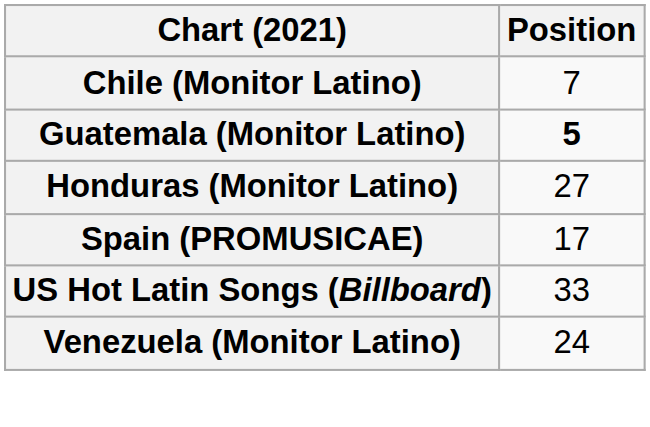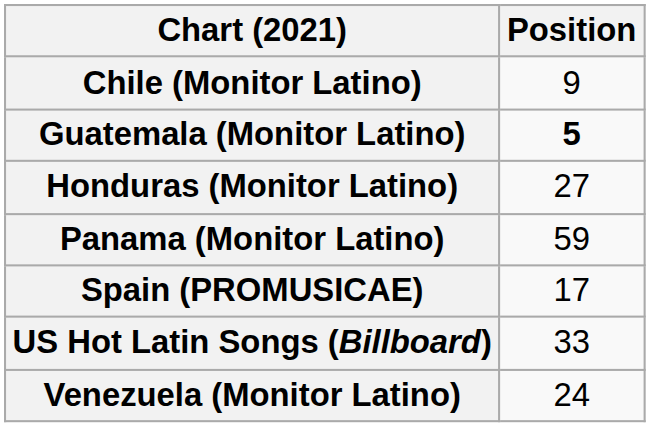(572, 82) 7 -> (572, 82) 9
+ row: (252, 238)
